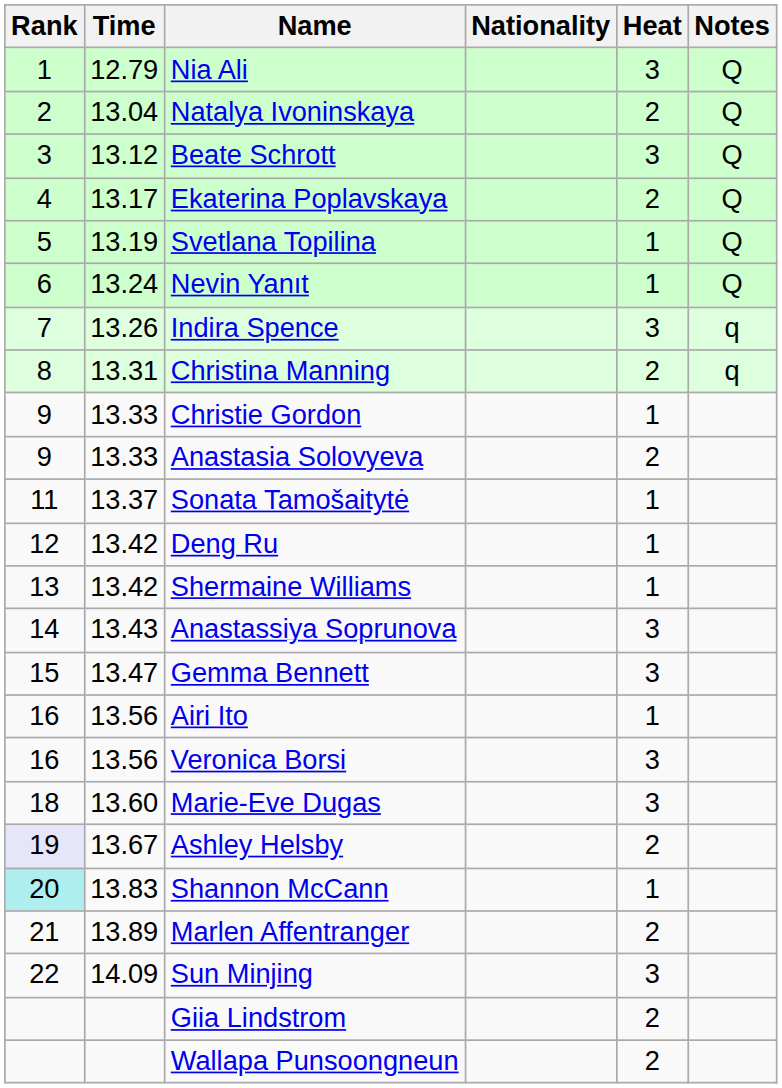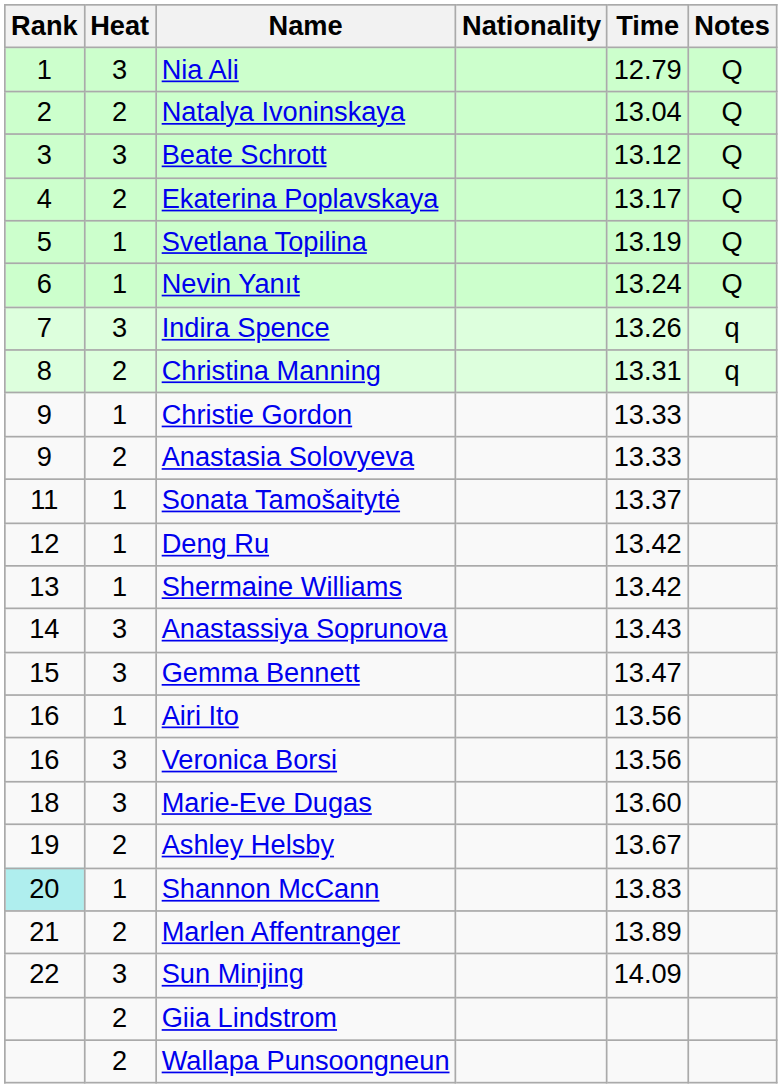columns swapped: (652, 26) <-> (124, 26)
(44, 845) lavender background -> (44, 845) no background
